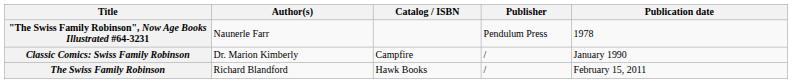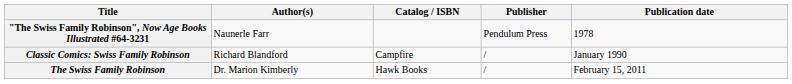(256, 54) Dr. Marion Kimberly -> (251, 54) Richard Blandford
(251, 70) Richard Blandford -> (256, 70) Dr. Marion Kimberly
